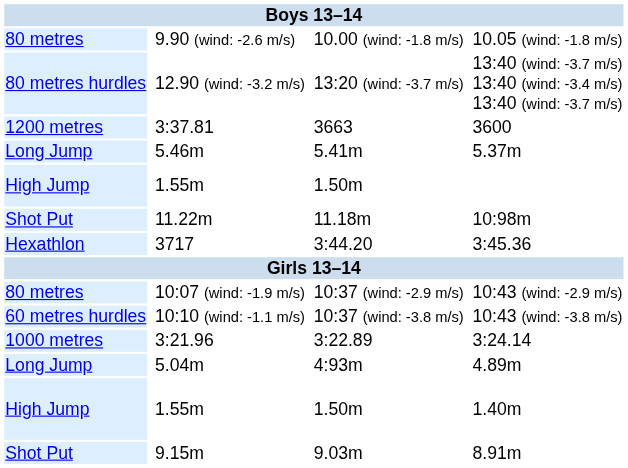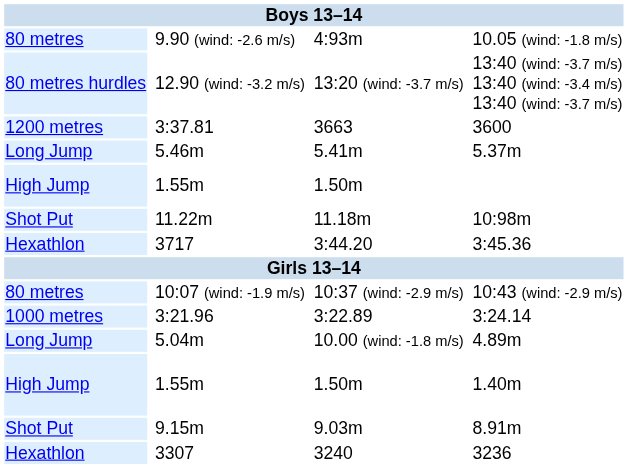(389, 39) 10.00 (wind: -1.8 m/s) -> (338, 39) 4:93m
- row: (76, 316)
(338, 364) 4:93m -> (389, 340) 10.00 (wind: -1.8 m/s)
+ row: (45, 452)
